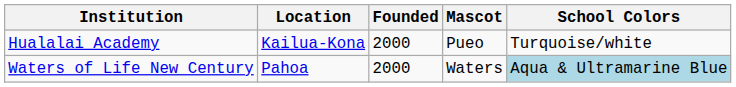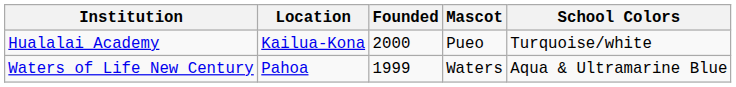(392, 69) 2000 -> (392, 69) 1999
(619, 69) lightblue background -> (619, 69) no background
